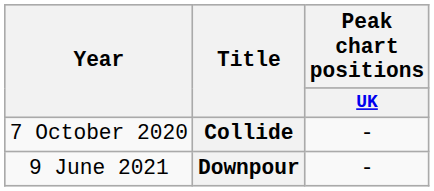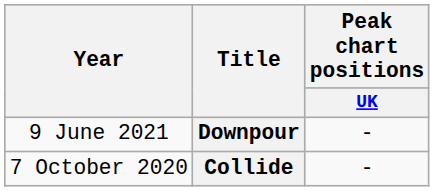rows swapped: (249, 134) <-> (249, 168)
